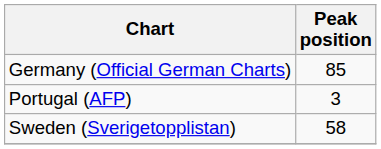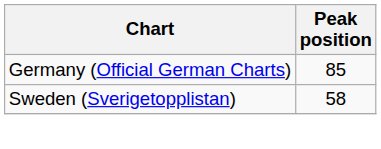- row: (70, 98)
